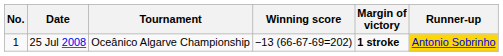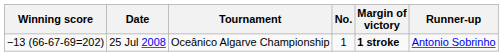columns swapped: (16, 19) <-> (304, 19)
(454, 43) gold background -> (454, 43) no background
